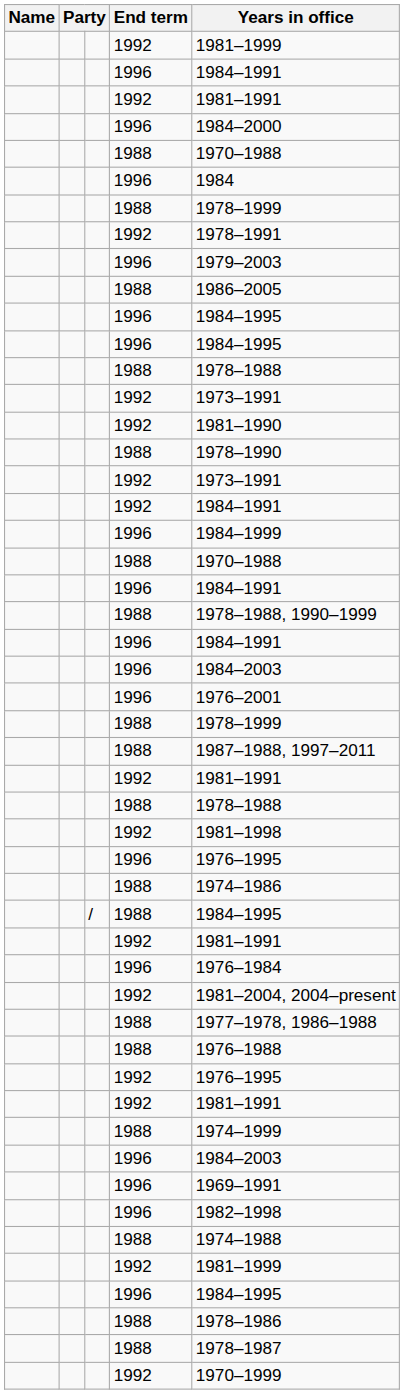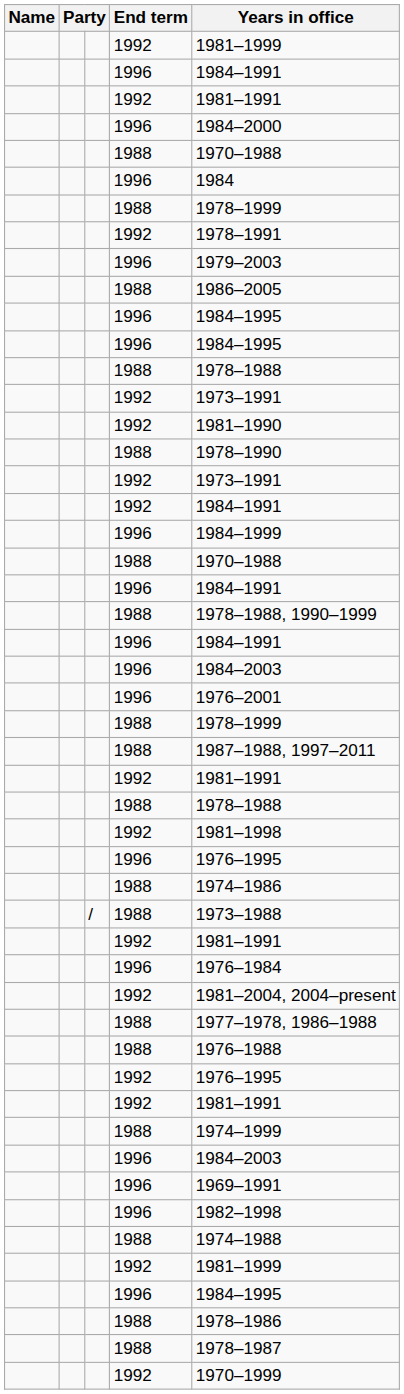(239, 914) 1984–1995 -> (239, 914) 1973–1988
